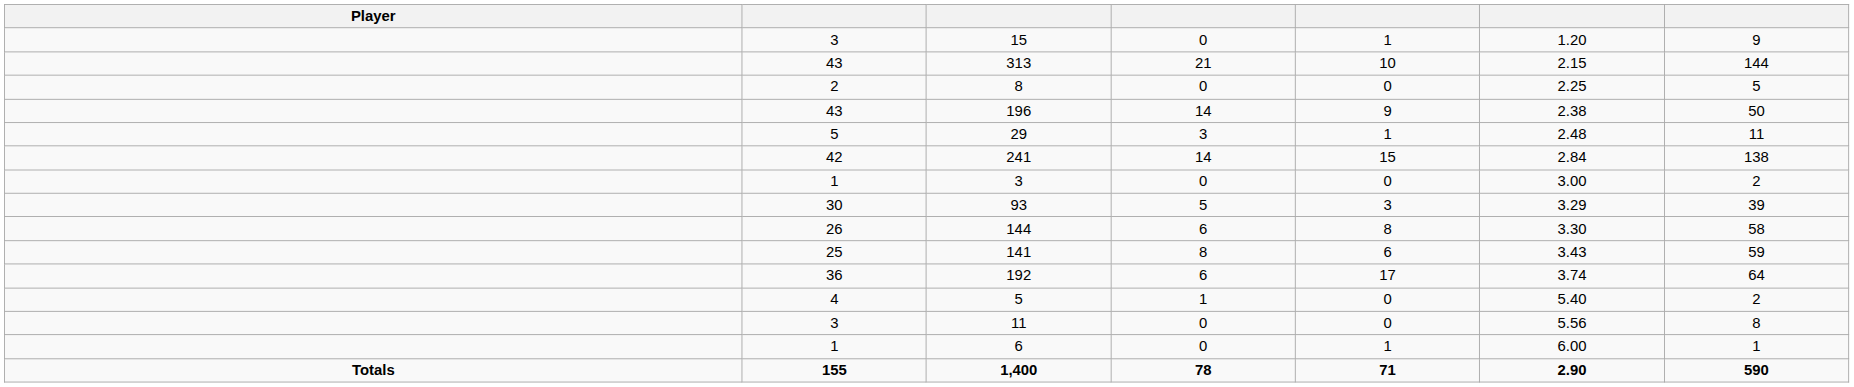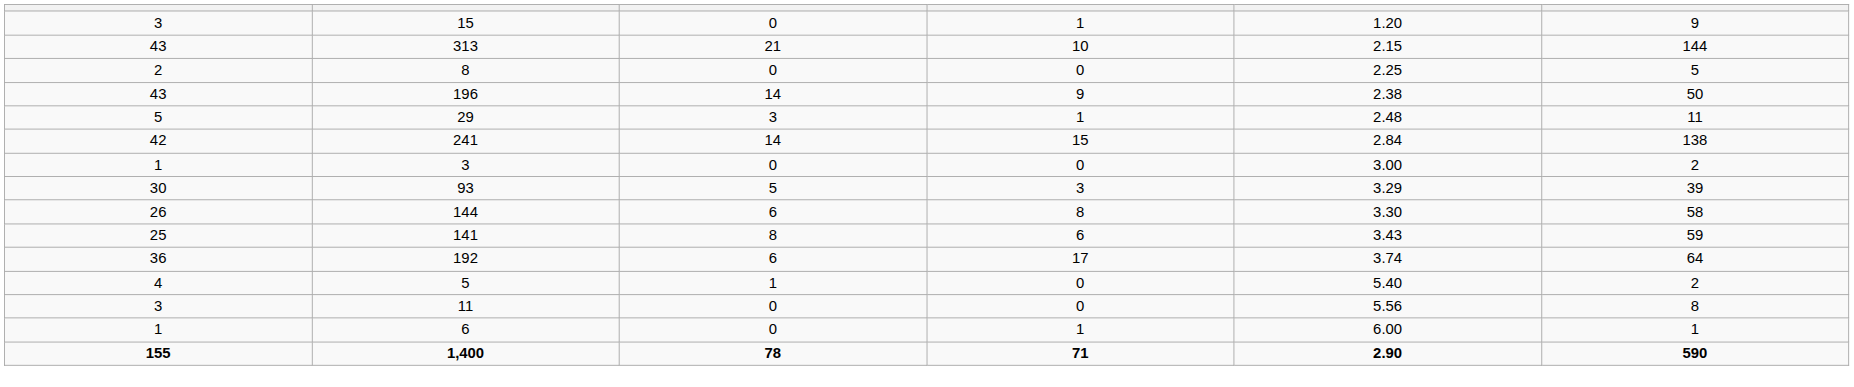- column: (373, 16)
